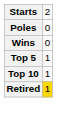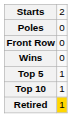+ row: (31, 43)
